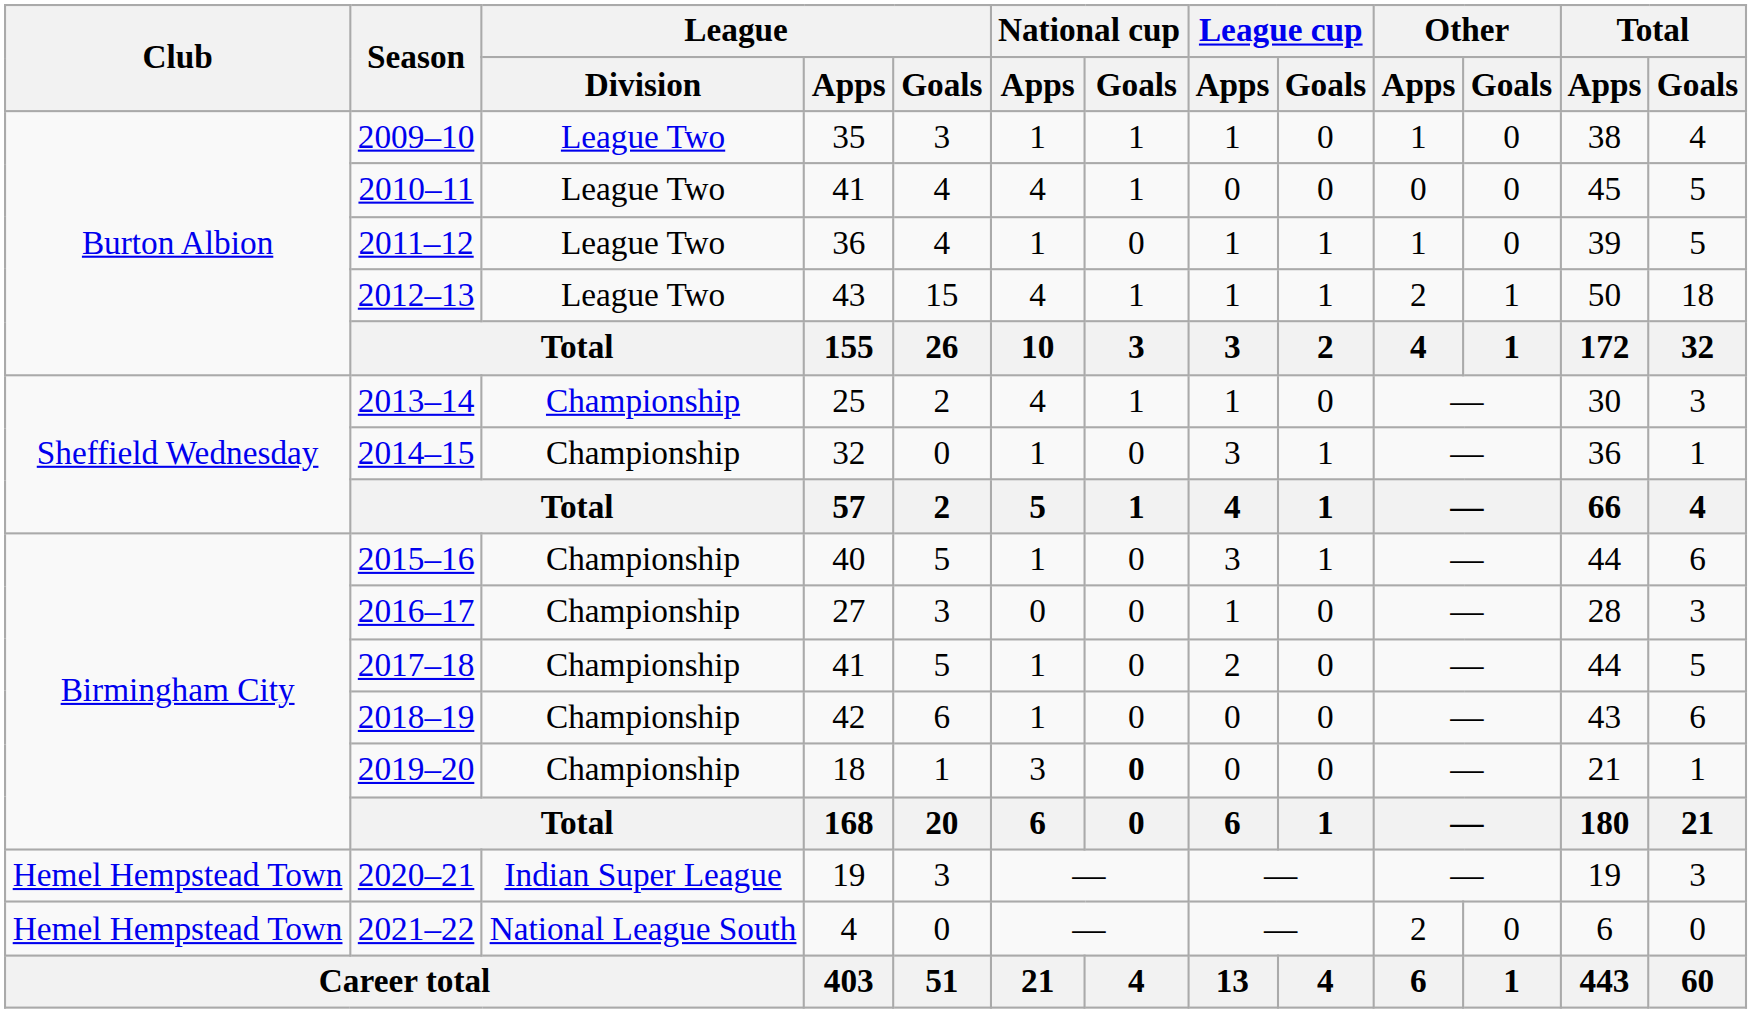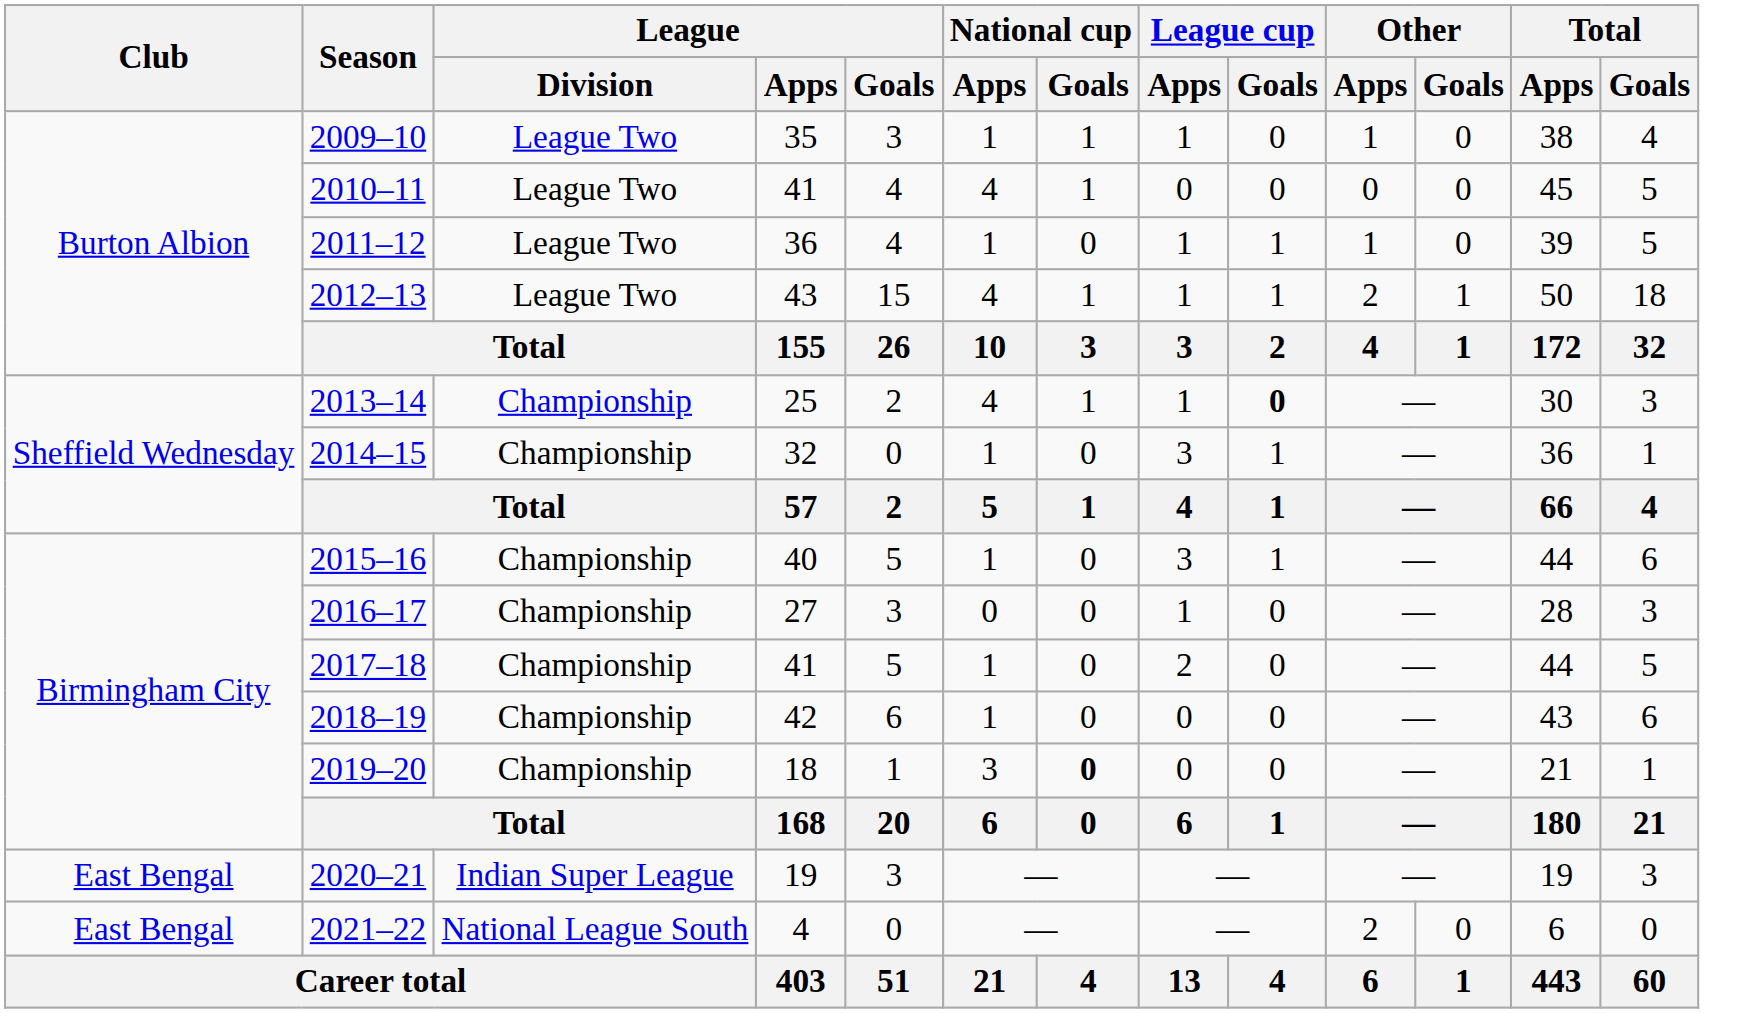(1325, 400) normal -> (1277, 400) bold
(178, 875) Hemel Hempstead Town -> (154, 875) East Bengal
(178, 928) Hemel Hempstead Town -> (154, 928) East Bengal
